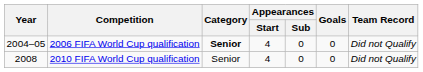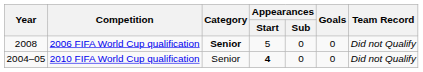(26, 43) 2004–05 -> (26, 43) 2008
(267, 43) 4 -> (267, 43) 5
(26, 59) 2008 -> (26, 59) 2004–05
(267, 59) normal -> (267, 59) bold
